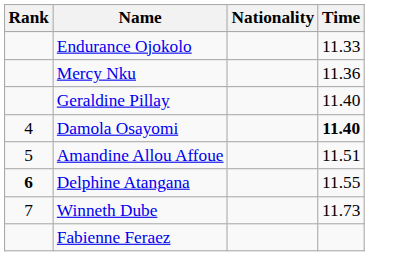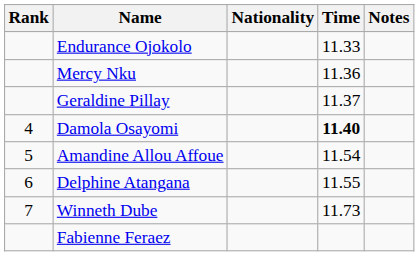+ column: (389, 18)
(341, 100) 11.40 -> (341, 100) 11.37
(341, 155) 11.51 -> (341, 155) 11.54
(29, 182) bold -> (29, 182) normal
